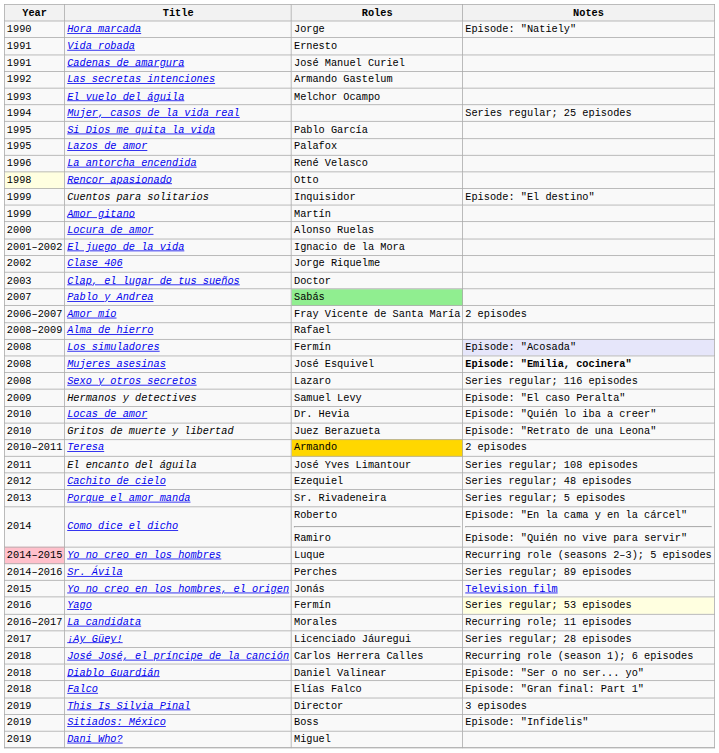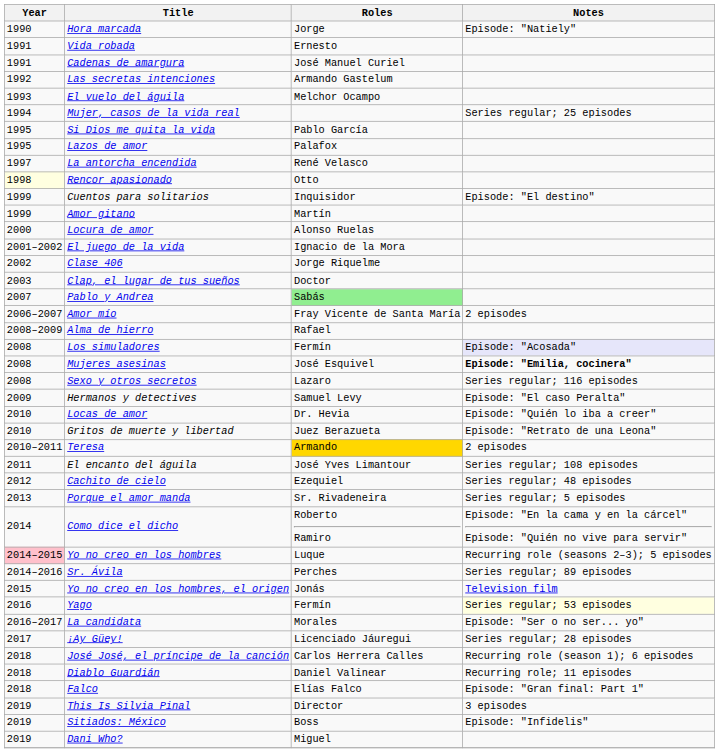(19, 163) 1996 -> (19, 163) 1997
(548, 622) Recurring role; 11 episodes -> (555, 622) Episode: "Ser o no ser... yo"
(555, 673) Episode: "Ser o no ser... yo" -> (548, 673) Recurring role; 11 episodes
